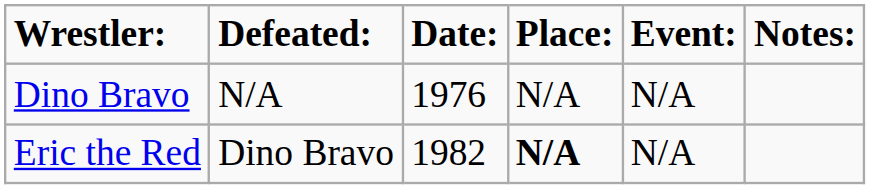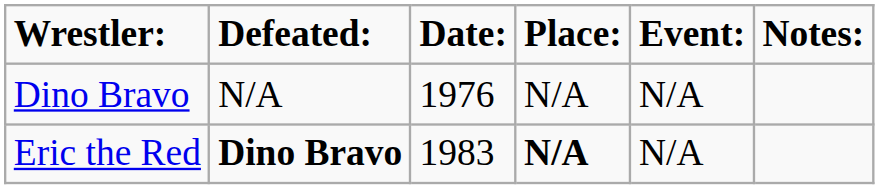(306, 152) normal -> (310, 152) bold
(449, 152) 1982 -> (457, 152) 1983
